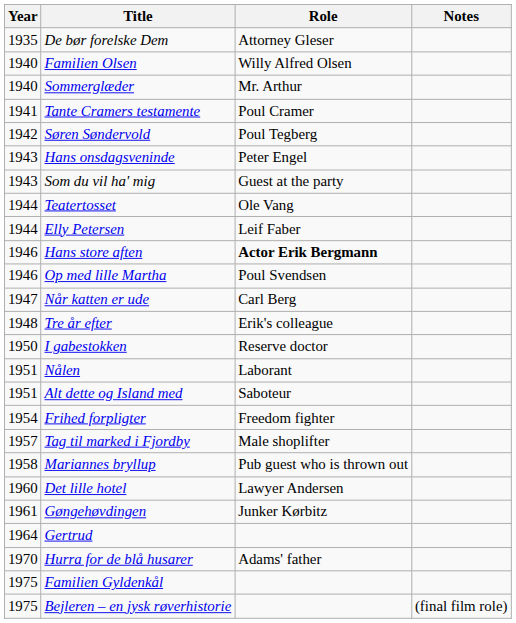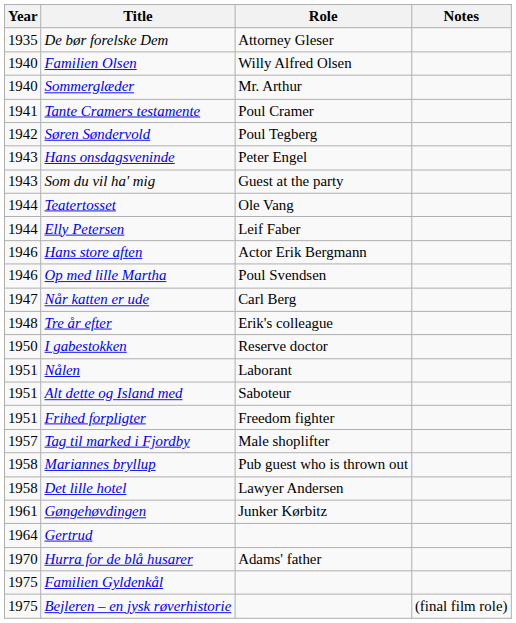(308, 252) bold -> (302, 252) normal
(23, 417) 1954 -> (23, 417) 1951
(23, 488) 1960 -> (23, 488) 1958
